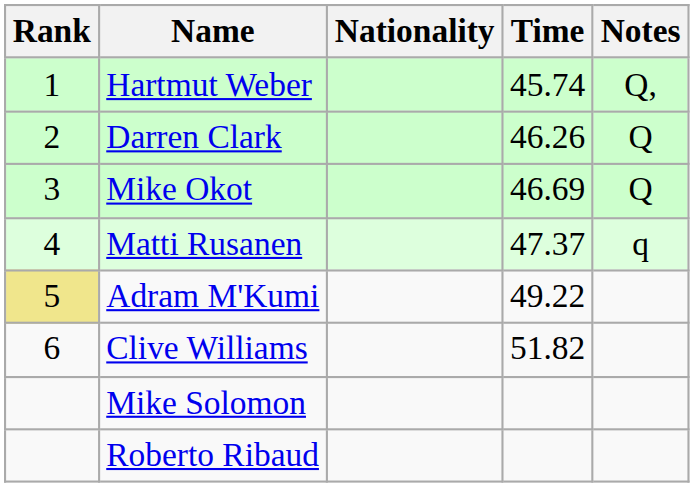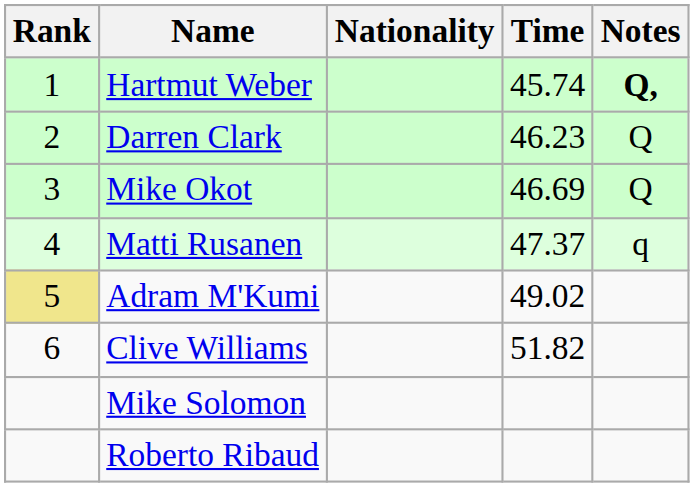(641, 84) normal -> (641, 84) bold
(548, 137) 46.26 -> (548, 137) 46.23
(548, 296) 49.22 -> (548, 296) 49.02
